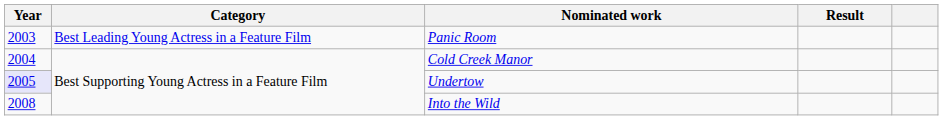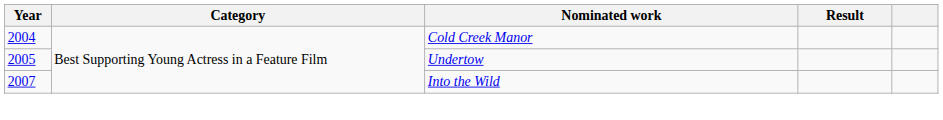- row: (462, 37)
(22, 81) lavender background -> (22, 59) no background
(22, 103) 2008 -> (22, 81) 2007
